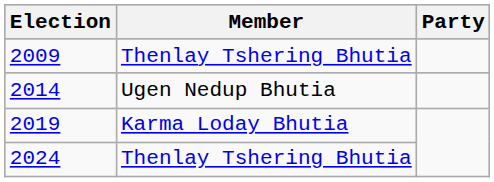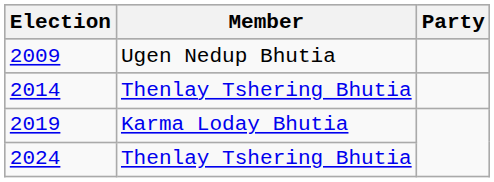(266, 56) Thenlay Tshering Bhutia -> (228, 56) Ugen Nedup Bhutia
(228, 91) Ugen Nedup Bhutia -> (266, 91) Thenlay Tshering Bhutia
